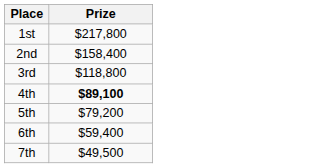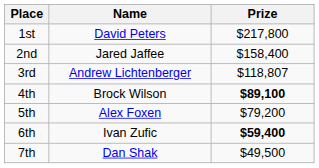+ column: (130, 14)
(101, 73) $118,800 -> (263, 73) $118,807
(101, 133) normal -> (263, 133) bold
